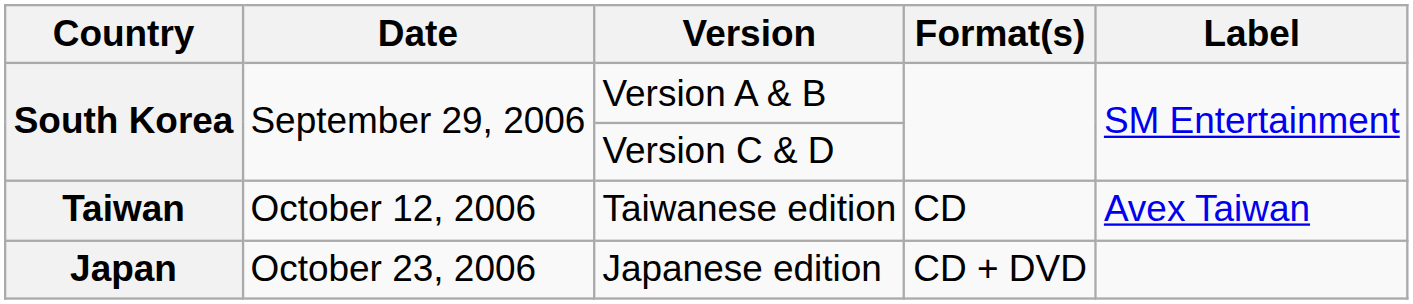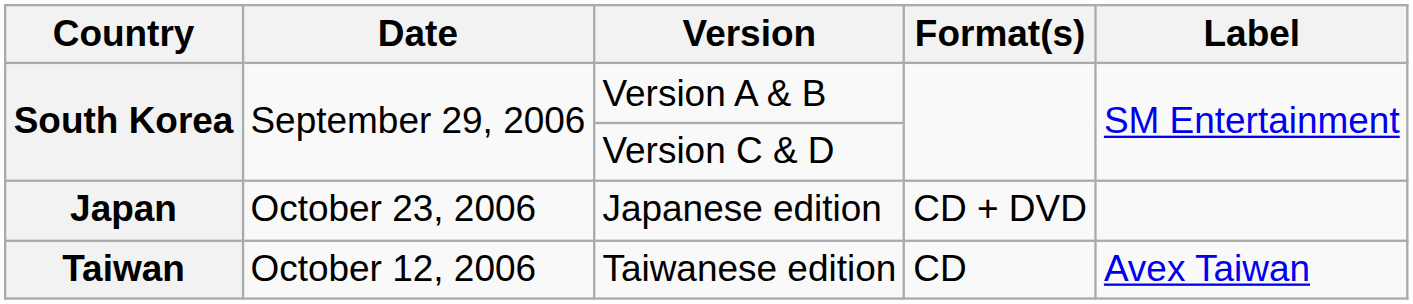rows swapped: (749, 209) <-> (742, 268)
